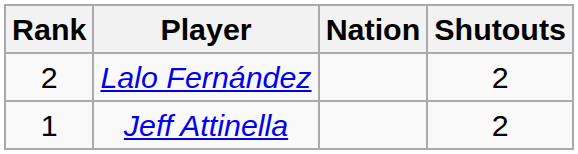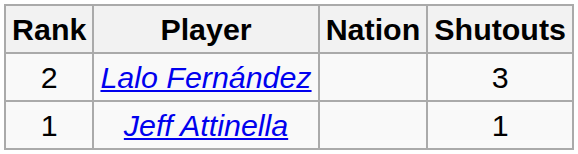(500, 77) 2 -> (500, 77) 3
(500, 126) 2 -> (500, 126) 1
